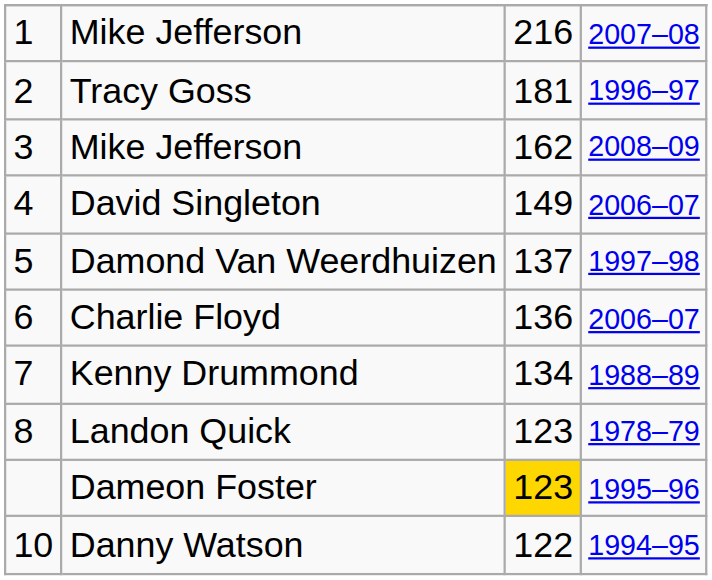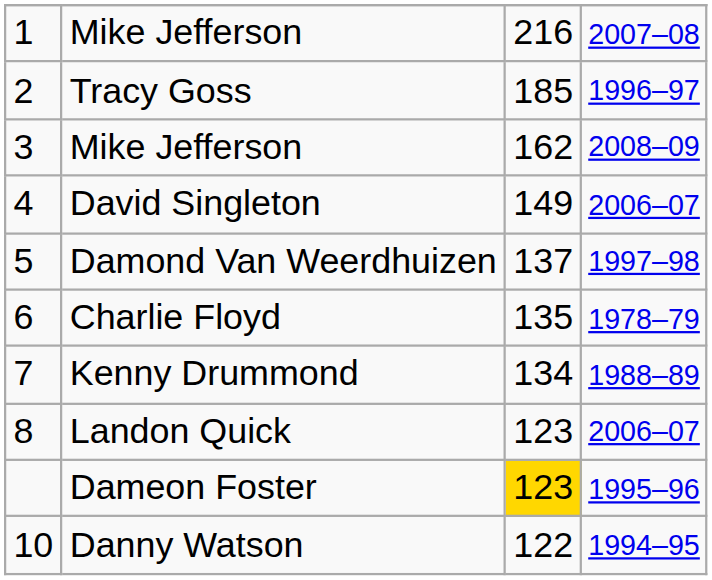(543, 89) 181 -> (543, 89) 185
(543, 317) 136 -> (543, 317) 135
(644, 318) 2006–07 -> (644, 318) 1978–79
(644, 431) 1978–79 -> (644, 431) 2006–07
